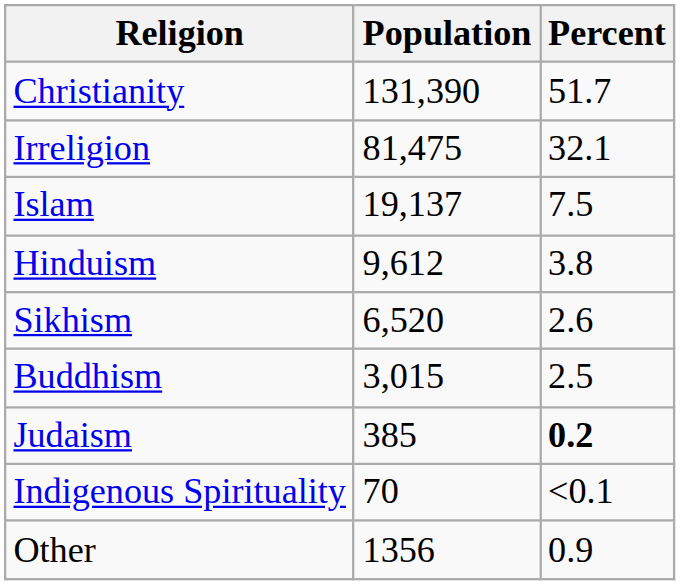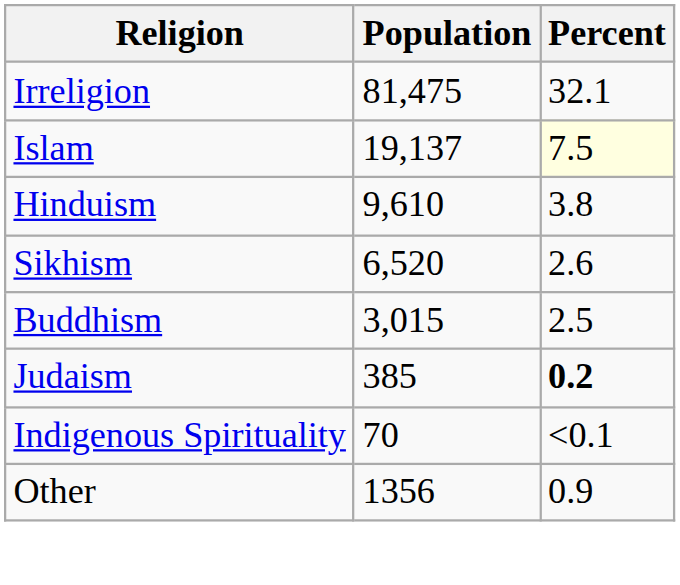- row: (99, 90)
(571, 205) no background -> (571, 147) lightyellow background
(403, 262) 9,612 -> (403, 205) 9,610
